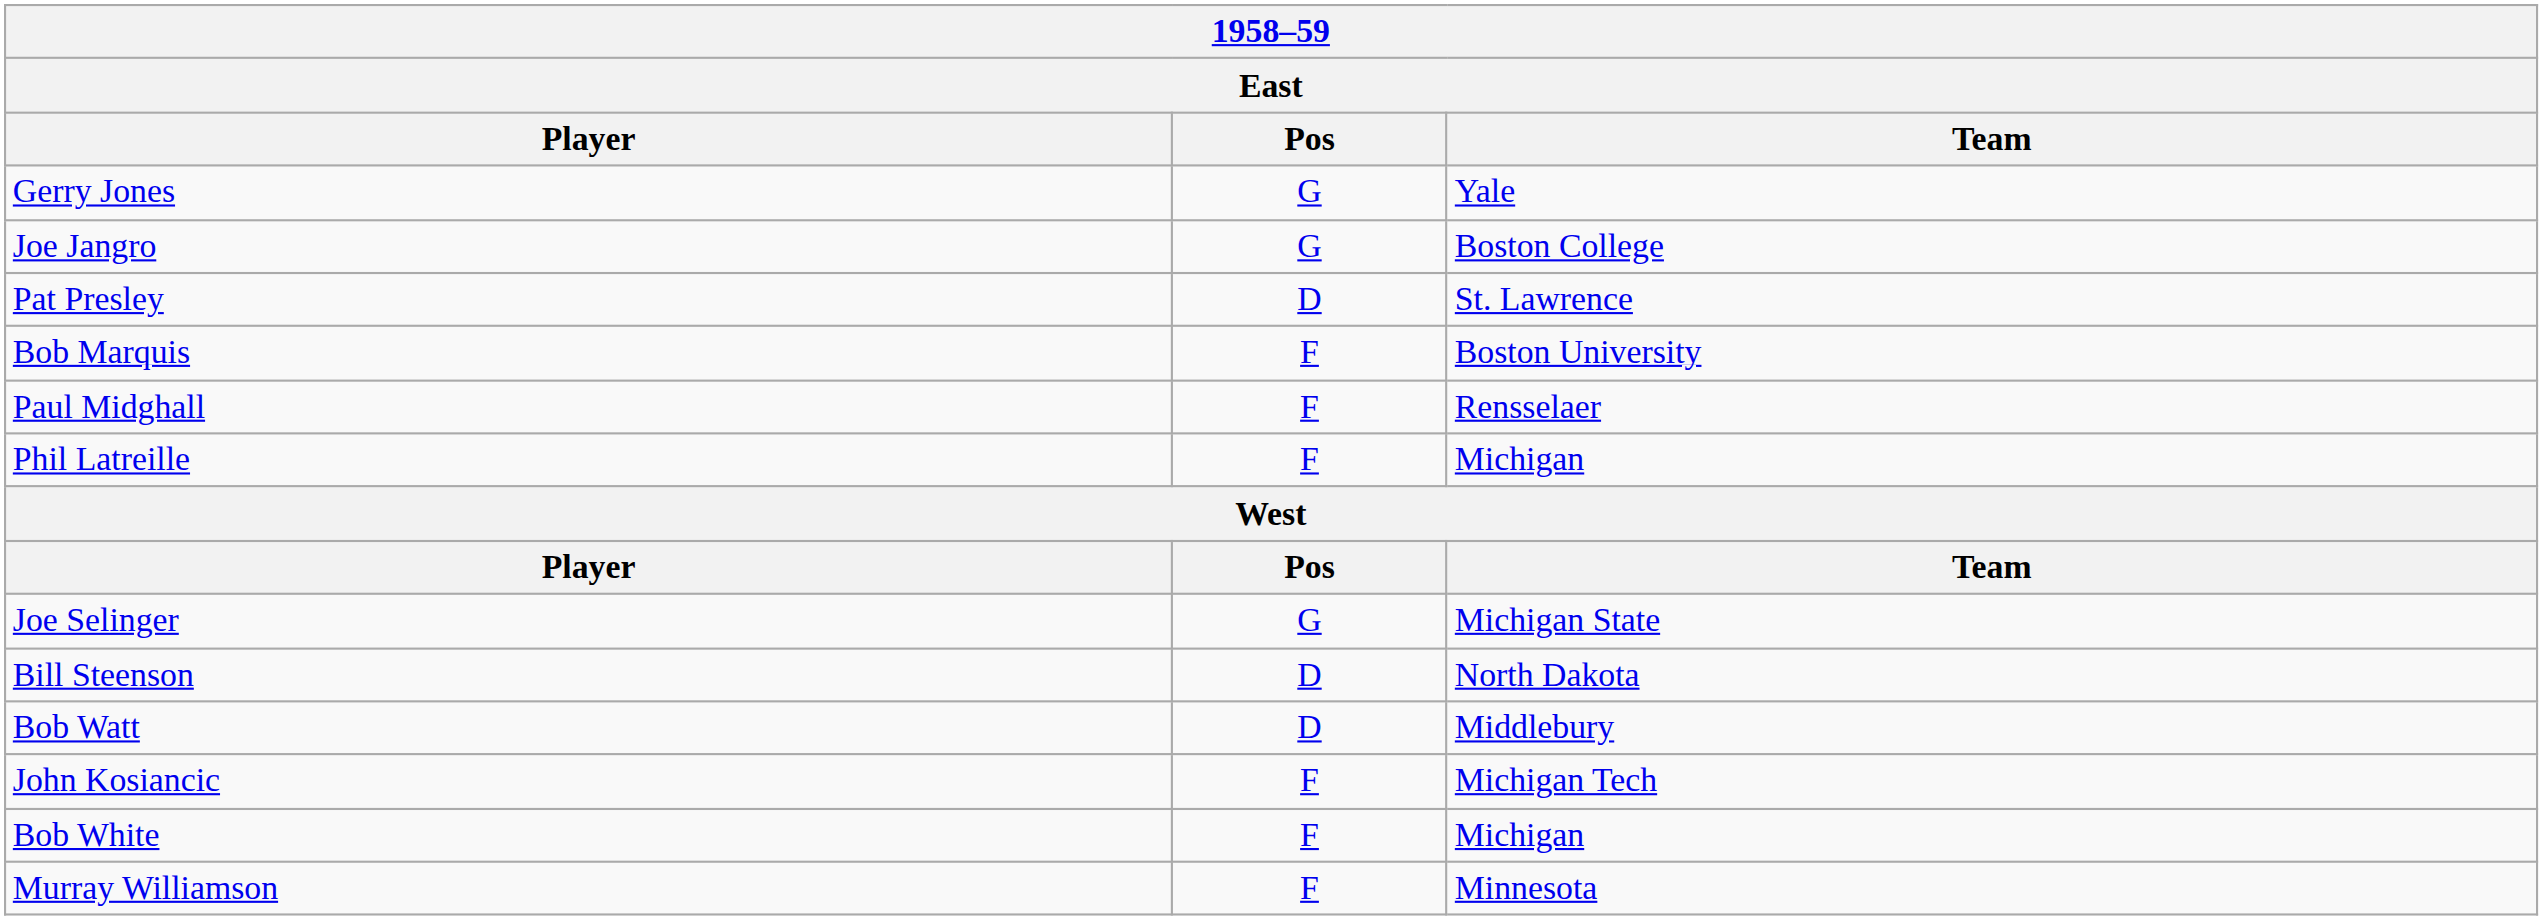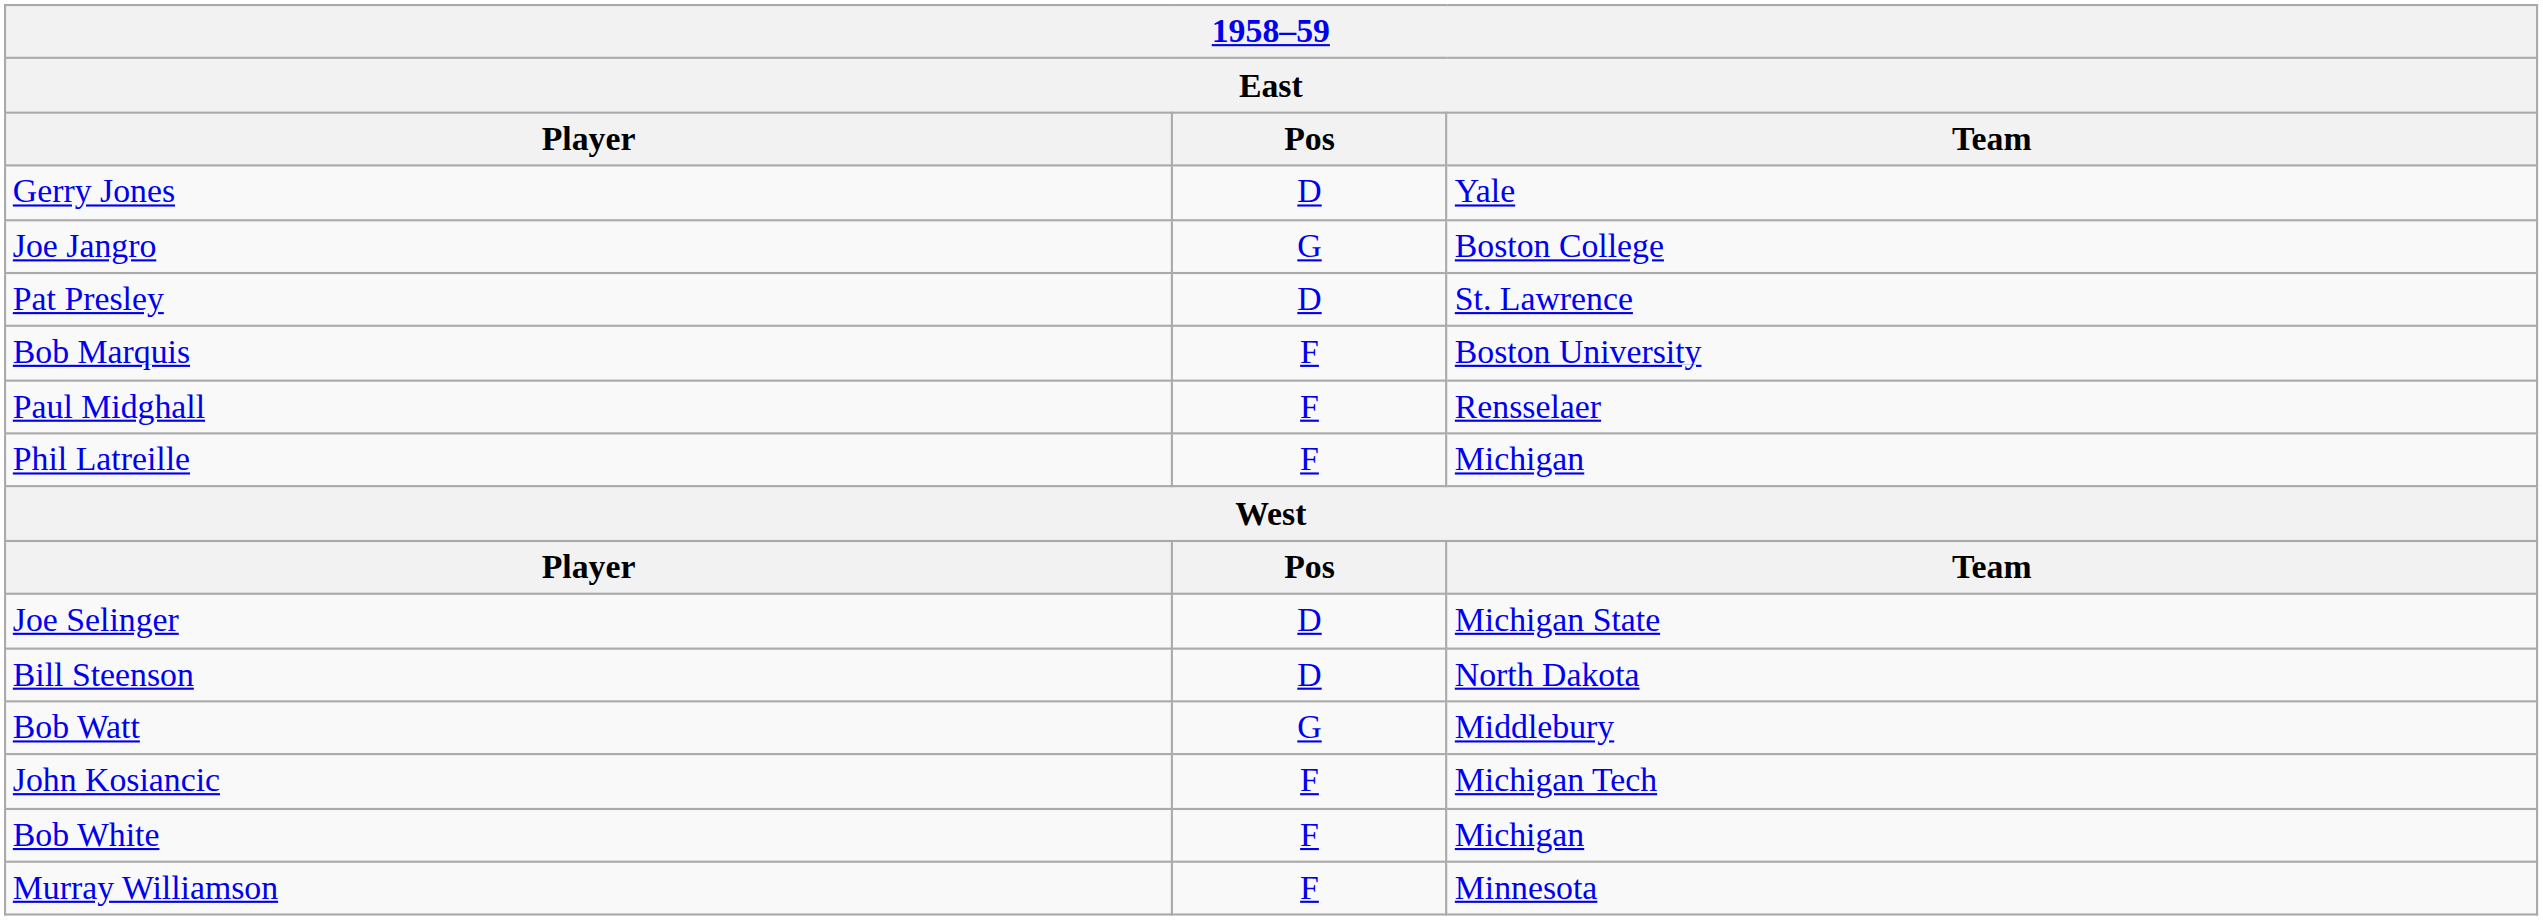(1309, 191) G -> (1309, 191) D
(1309, 620) G -> (1309, 620) D
(1309, 727) D -> (1309, 727) G
